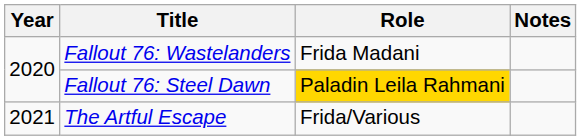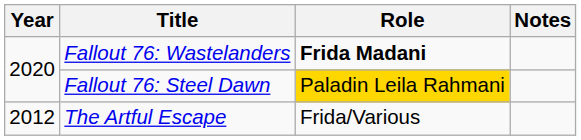(360, 53) normal -> (363, 53) bold
(32, 118) 2021 -> (32, 118) 2012
